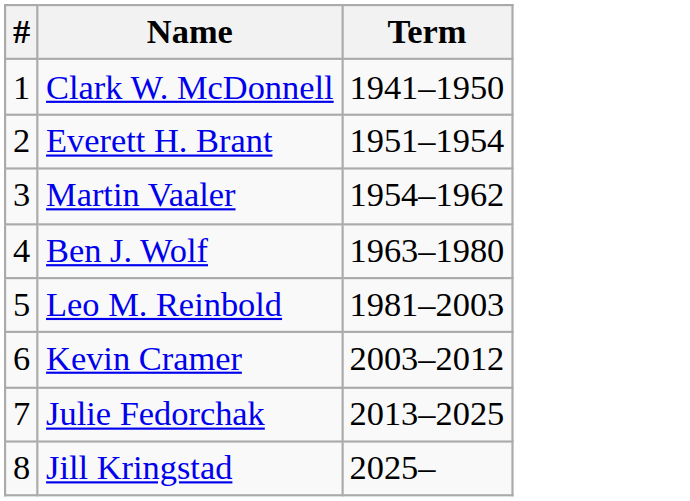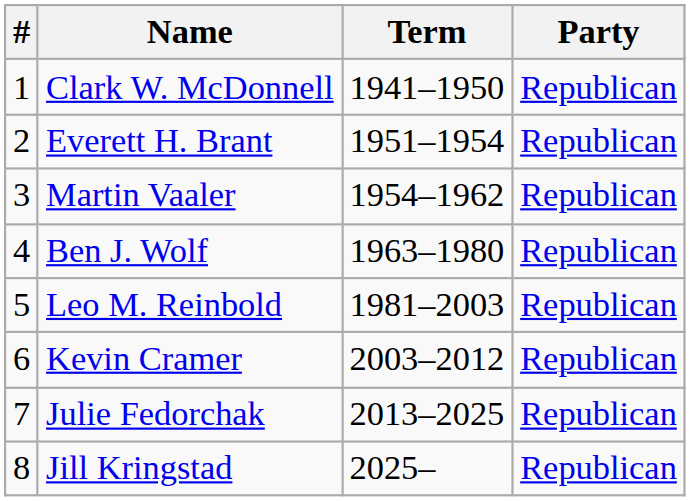+ column: (598, 31)
